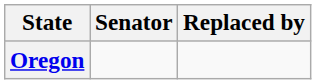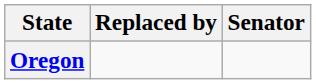columns swapped: (134, 22) <-> (244, 22)
